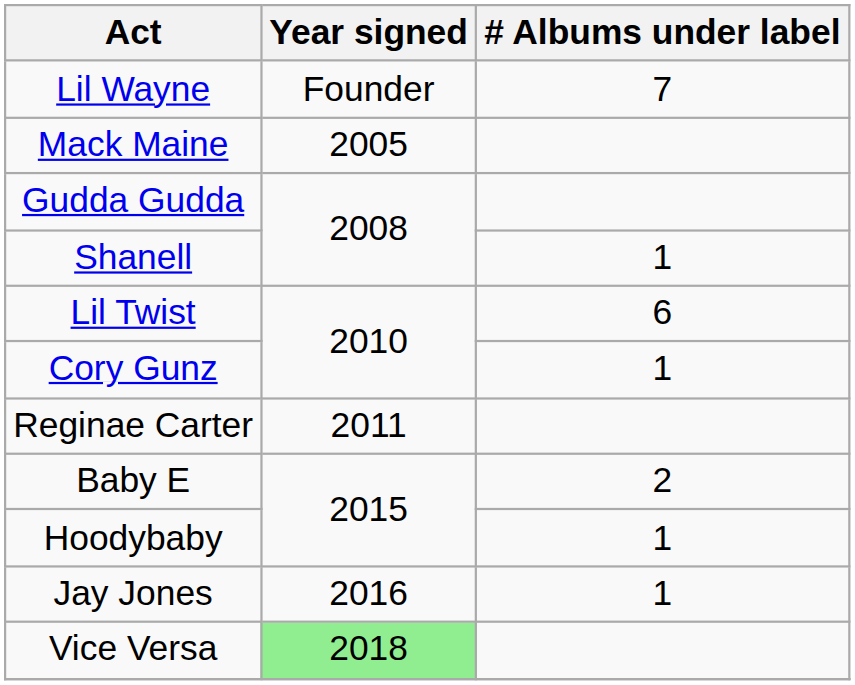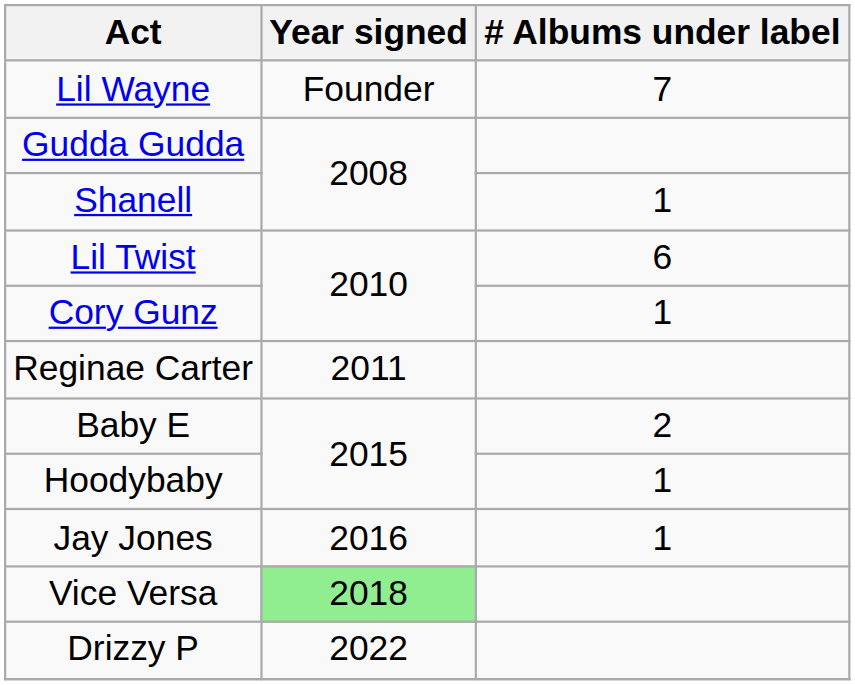- row: (133, 144)
+ row: (133, 649)
